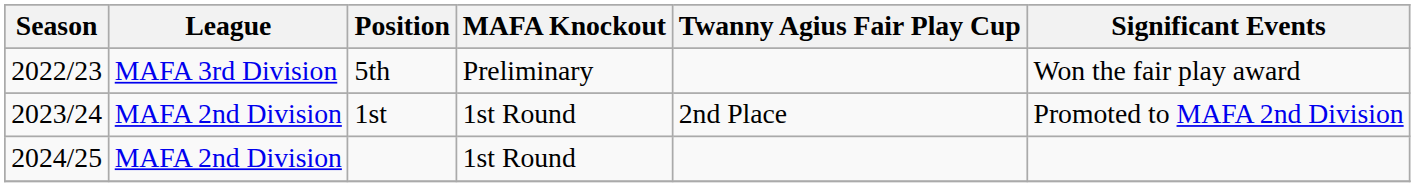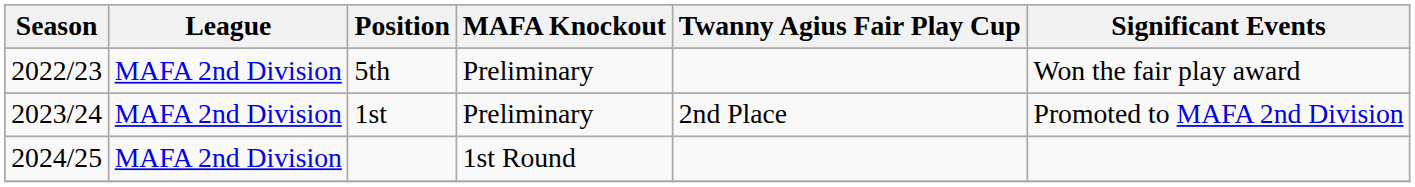(226, 70) MAFA 3rd Division -> (228, 70) MAFA 2nd Division
(519, 114) 1st Round -> (528, 114) Preliminary
